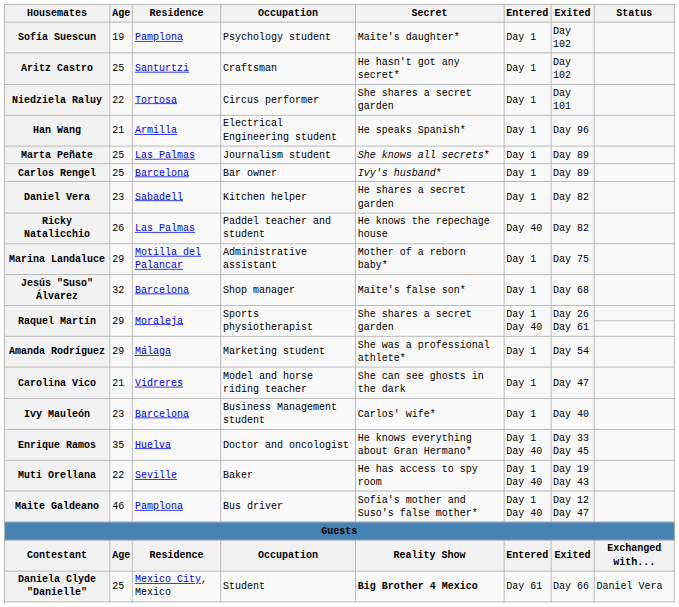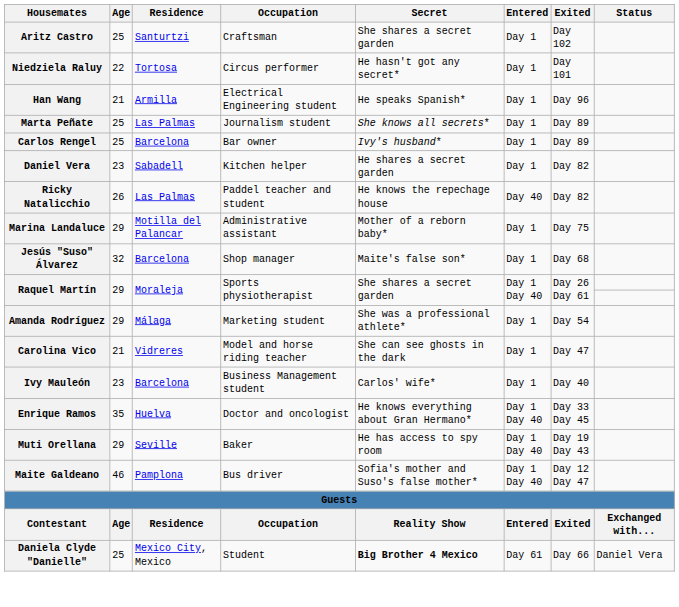- row: (57, 38)
(409, 69) He hasn't got any secret* -> (415, 38) She shares a secret garden
(415, 100) She shares a secret garden -> (409, 69) He hasn't got any secret*
(118, 476) 22 -> (118, 445) 29
